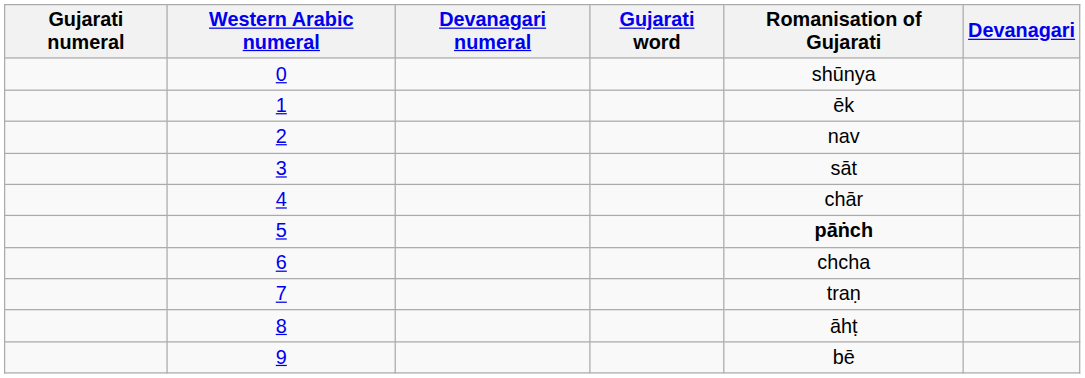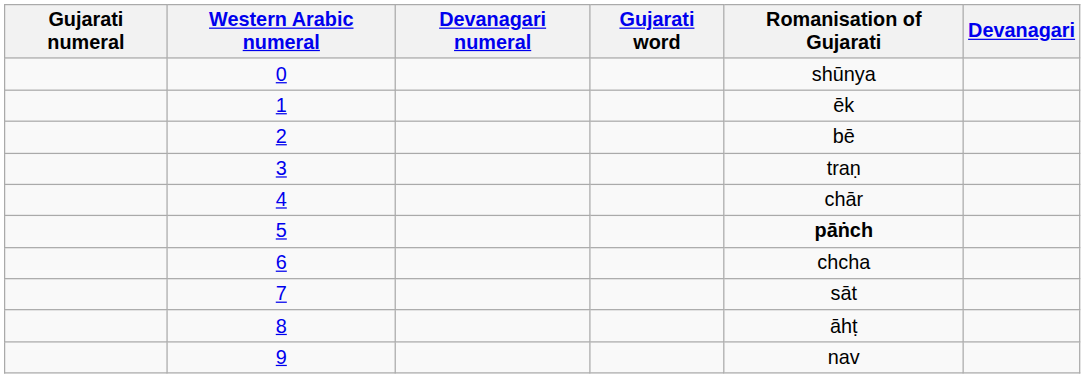(844, 136) nav -> (844, 136) bē
(844, 168) sāt -> (844, 168) traṇ
(844, 294) traṇ -> (844, 294) sāt
(844, 357) bē -> (844, 357) nav
